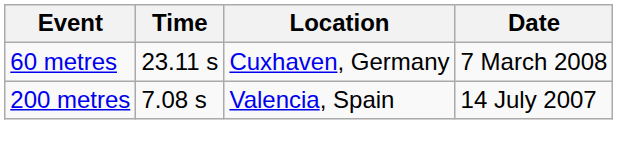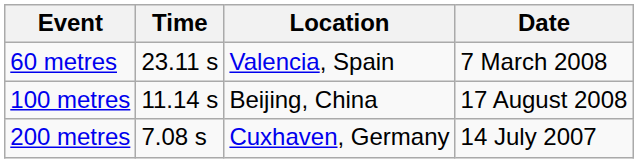(339, 61) Cuxhaven, Germany -> (312, 61) Valencia, Spain
+ row: (70, 99)
(312, 99) Valencia, Spain -> (339, 137) Cuxhaven, Germany
